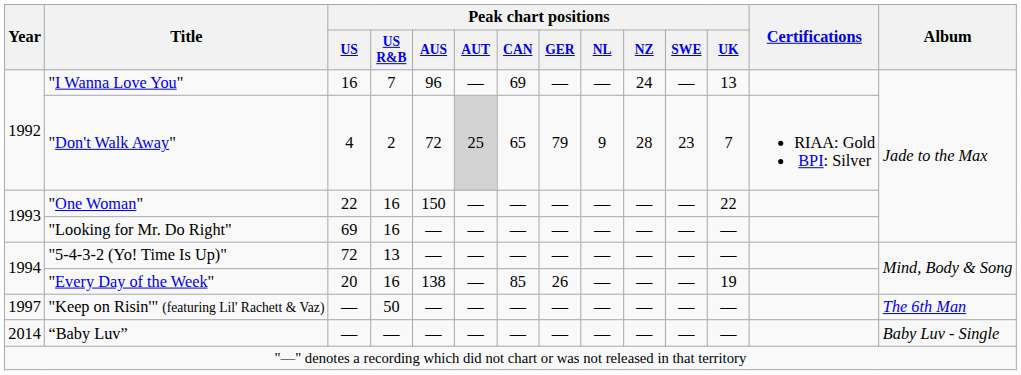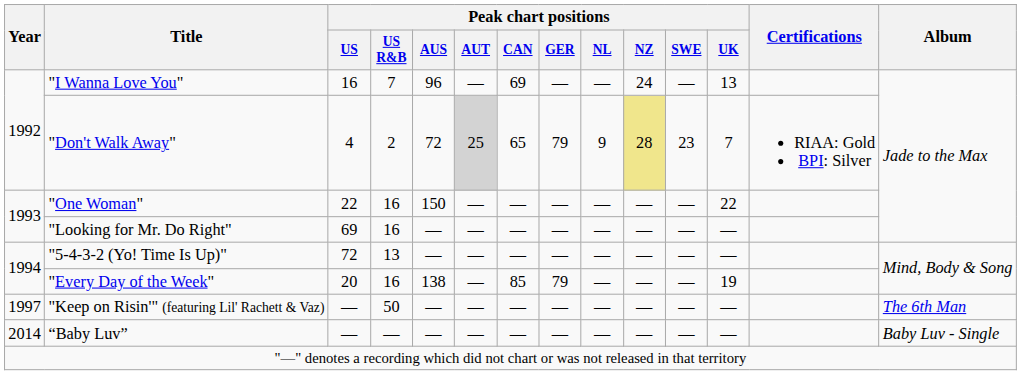(644, 142) no background -> (644, 142) khaki background
(560, 281) 26 -> (560, 281) 79
